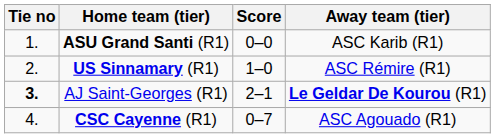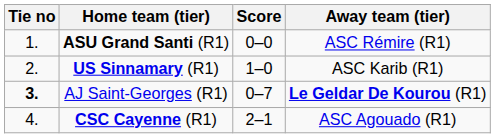(388, 42) ASC Karib (R1) -> (388, 42) ASC Rémire (R1)
(388, 68) ASC Rémire (R1) -> (388, 68) ASC Karib (R1)
(259, 94) 2–1 -> (259, 94) 0–7
(259, 119) 0–7 -> (259, 119) 2–1
